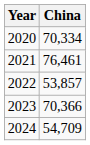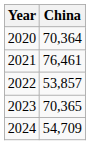(62, 38) 70,334 -> (62, 38) 70,364
(62, 106) 70,366 -> (62, 106) 70,365
